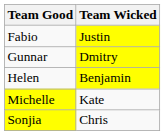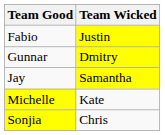- row: (23, 78)
+ row: (16, 78)
